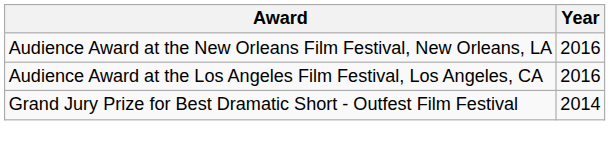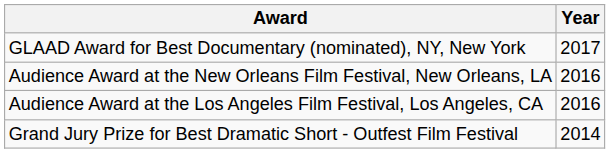+ row: (267, 47)
